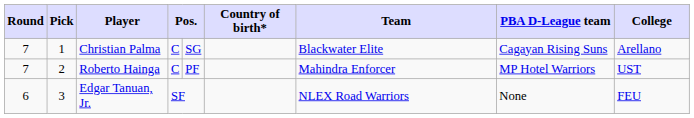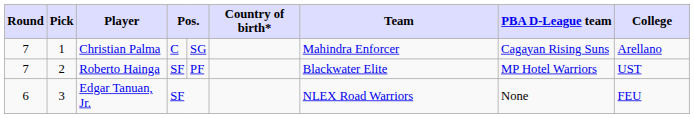(341, 48) Blackwater Elite -> (351, 48) Mahindra Enforcer
(175, 68) C -> (177, 68) SF
(347, 68) Mahindra Enforcer -> (345, 68) Blackwater Elite
